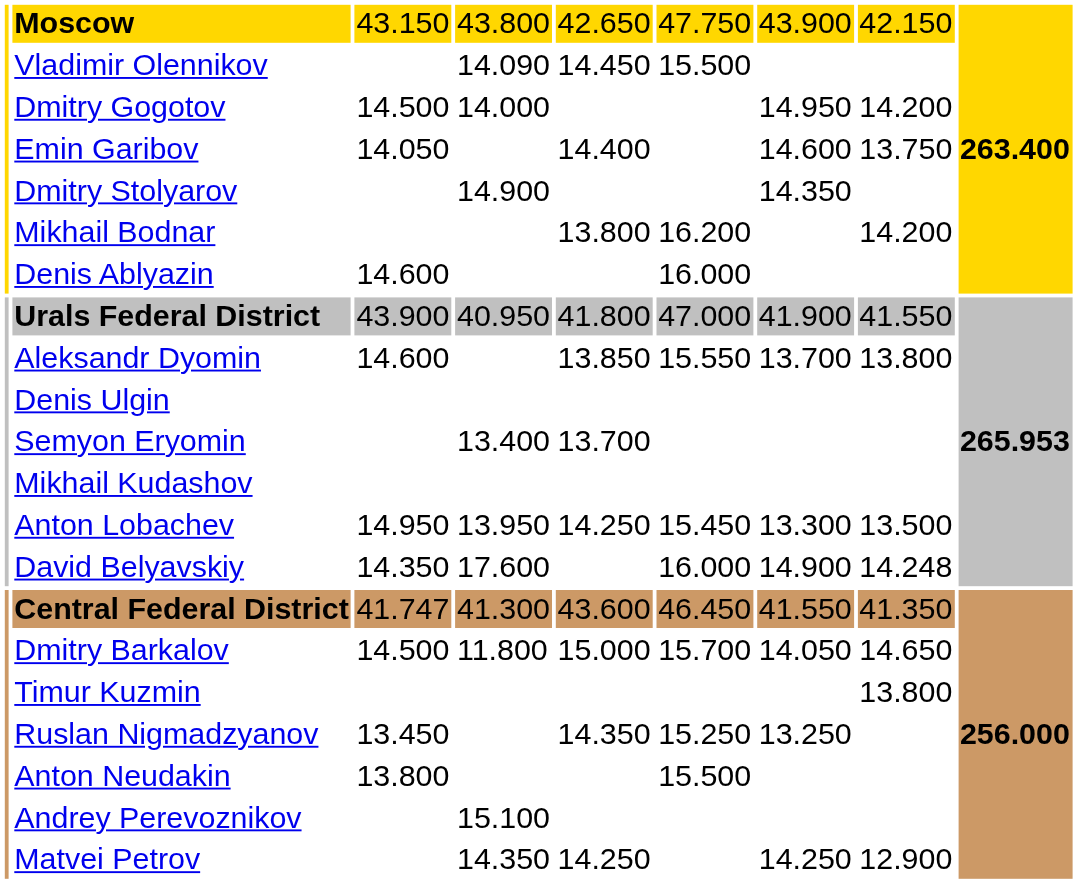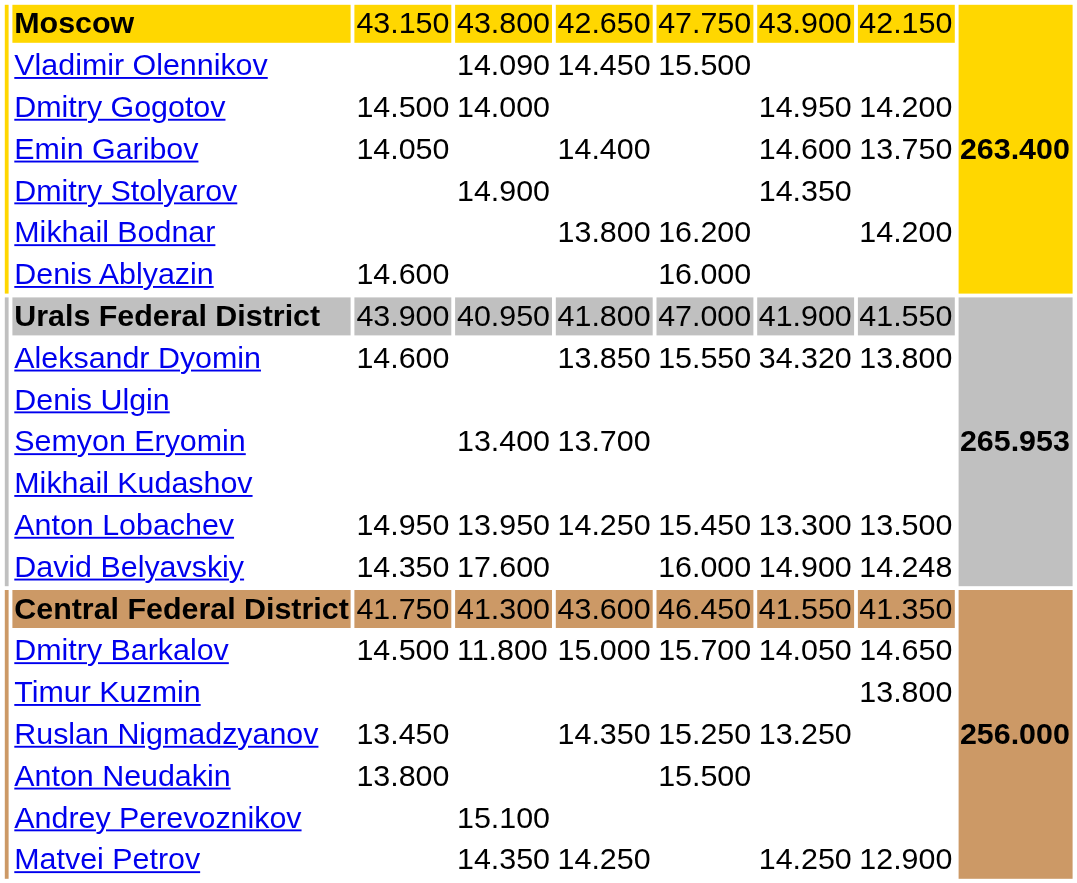(805, 357) 13.700 -> (805, 357) 34.320
(403, 608) 41.747 -> (403, 608) 41.750
